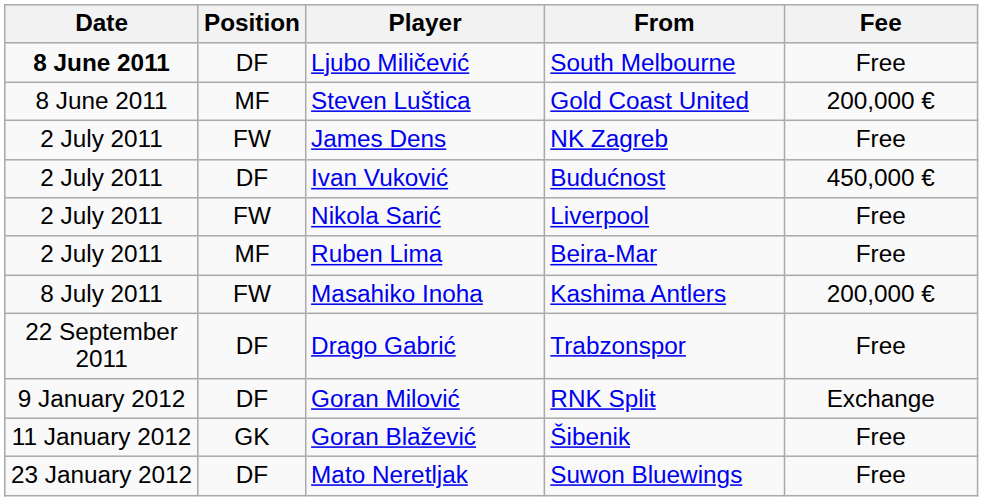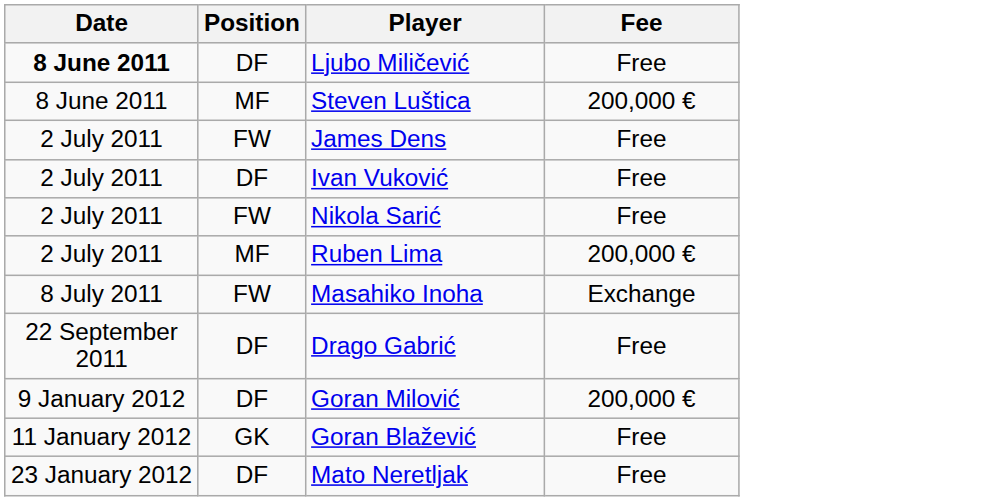- column: (664, 23)
(881, 178) 450,000 € -> (642, 178) Free
(881, 255) Free -> (642, 255) 200,000 €
(881, 293) 200,000 € -> (642, 293) Exchange
(881, 398) Exchange -> (642, 398) 200,000 €
